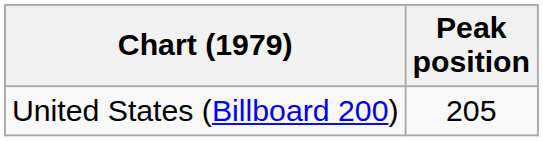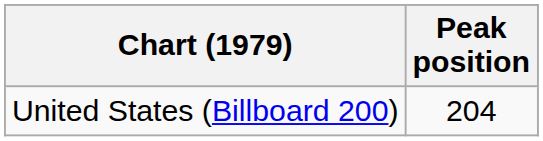(471, 110) 205 -> (471, 110) 204
